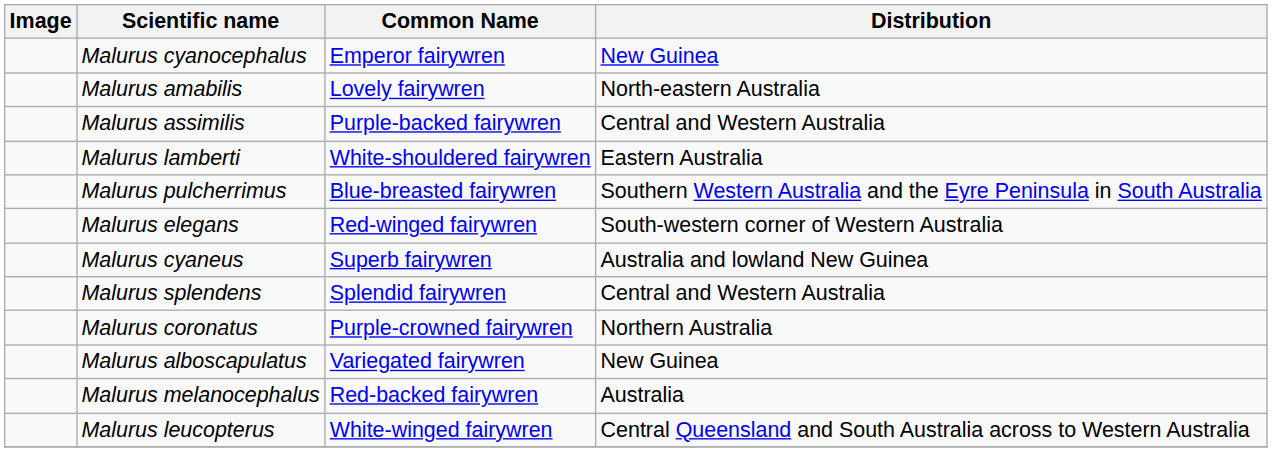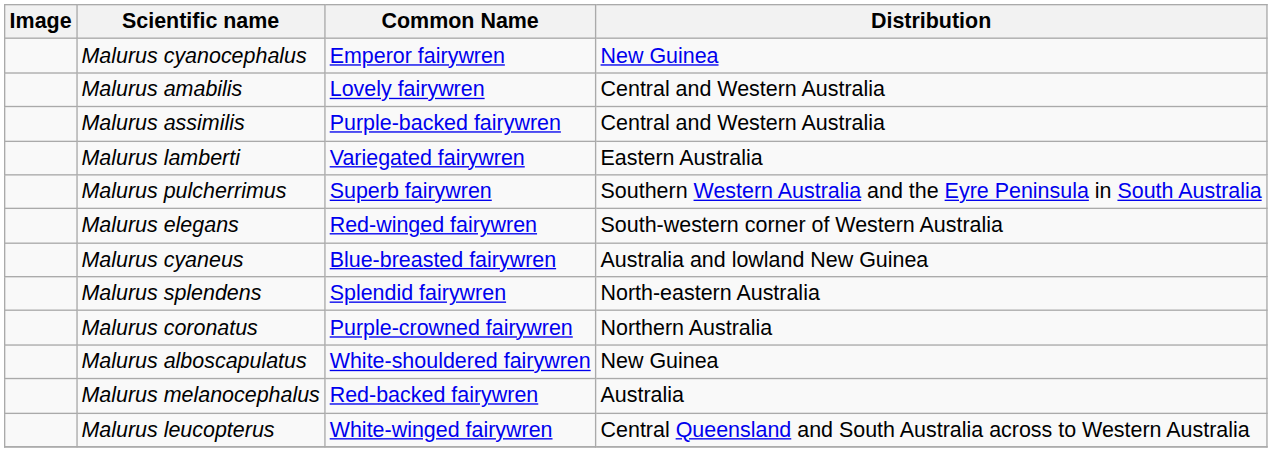(710, 89) North-eastern Australia -> (743, 89) Central and Western Australia
(460, 157) White-shouldered fairywren -> (427, 157) Variegated fairywren
(443, 191) Blue-breasted fairywren -> (411, 191) Superb fairywren
(411, 259) Superb fairywren -> (443, 259) Blue-breasted fairywren
(743, 293) Central and Western Australia -> (710, 293) North-eastern Australia
(427, 361) Variegated fairywren -> (460, 361) White-shouldered fairywren
